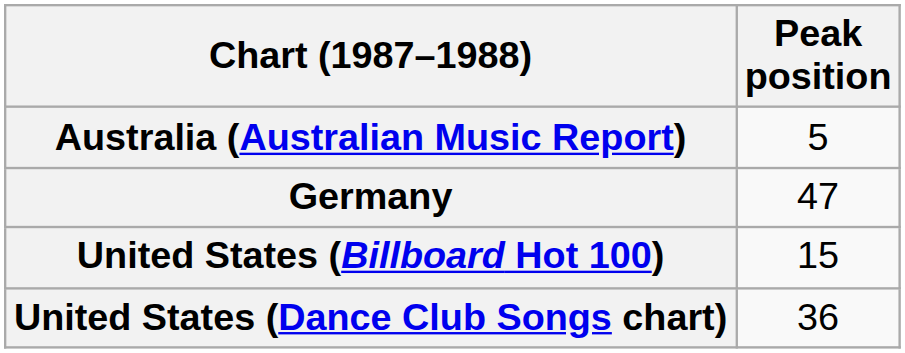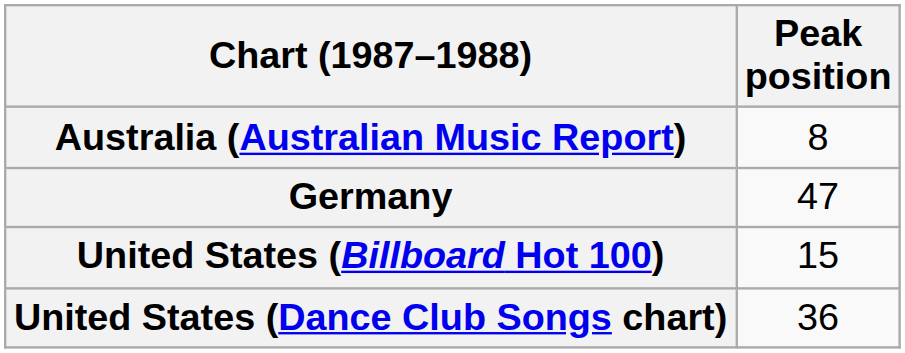(818, 136) 5 -> (818, 136) 8
